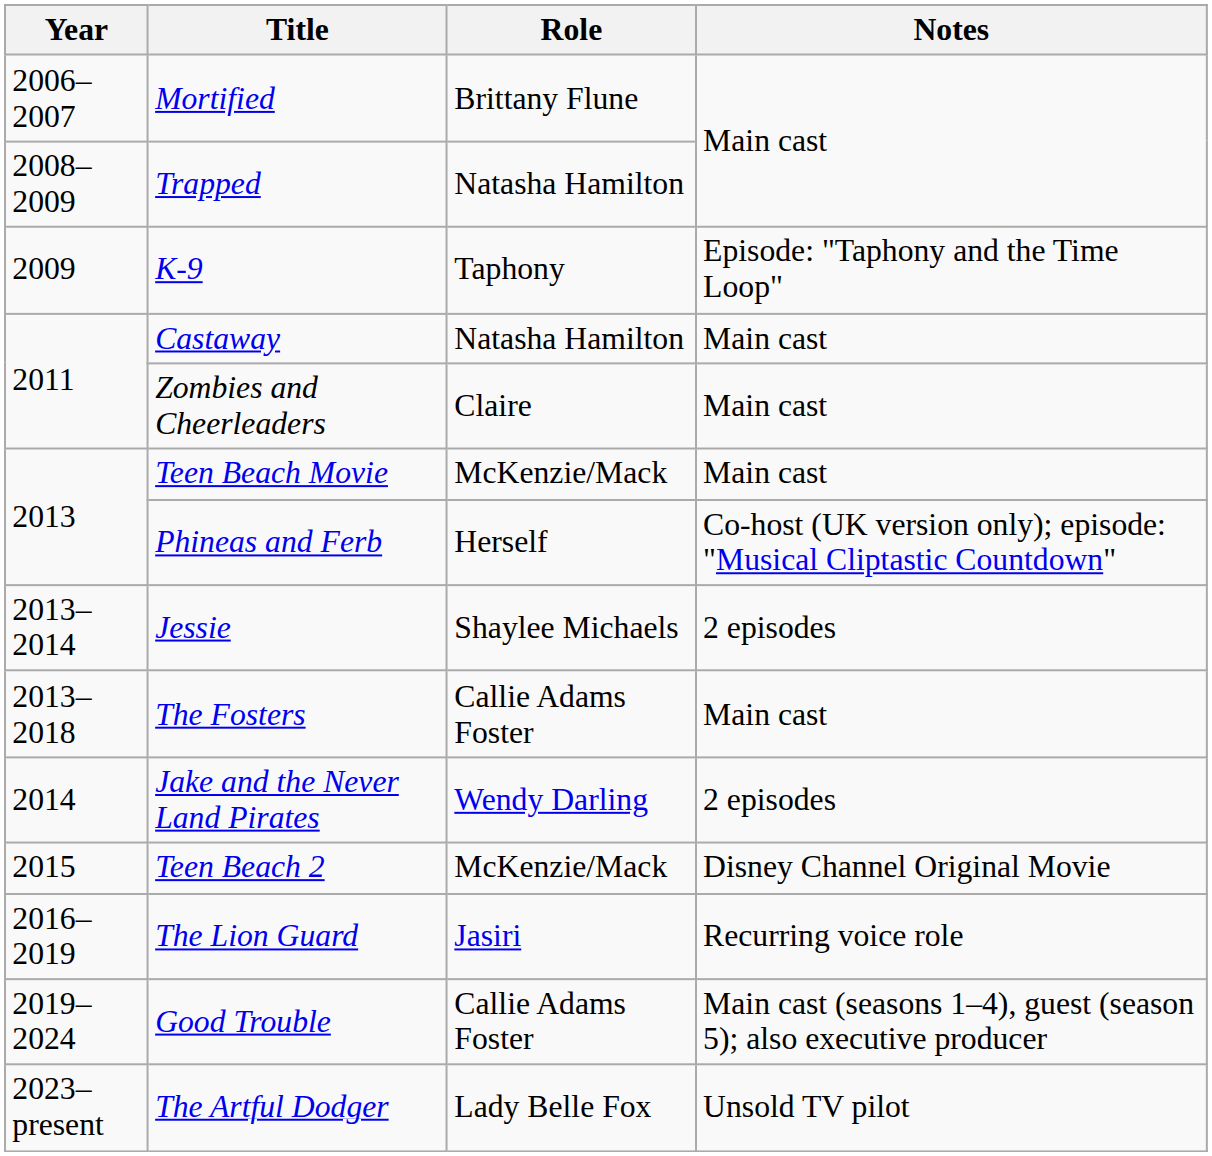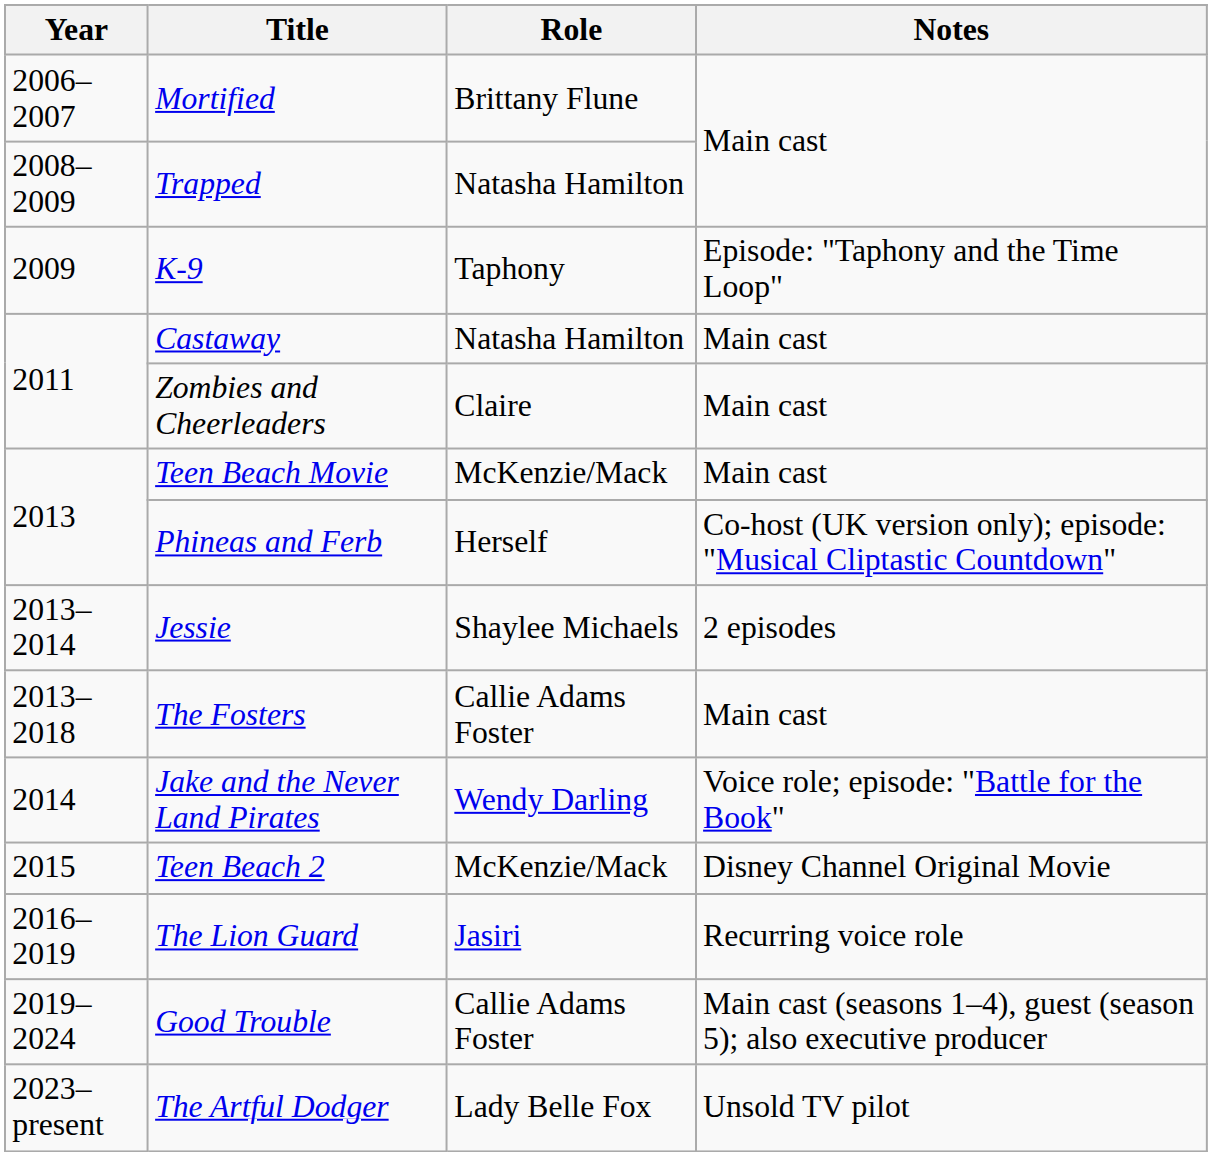(770, 799) 2 episodes -> (923, 799) Voice role; episode: "Battle for the Book"
